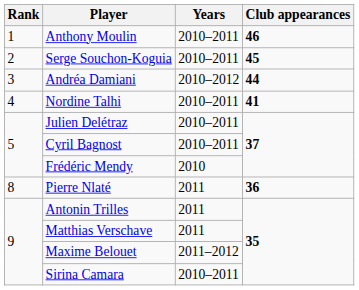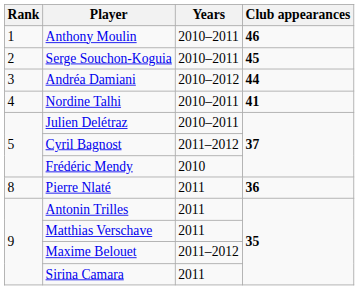(208, 144) 2010–2011 -> (208, 144) 2011–2012
(208, 274) 2010–2011 -> (191, 274) 2011
